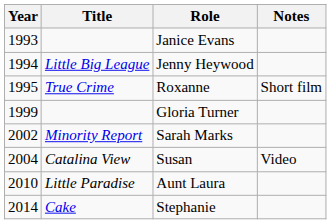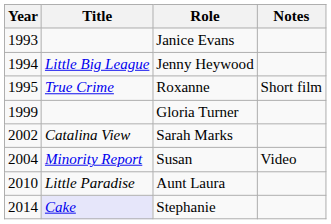(94, 135) Minority Report -> (88, 135) Catalina View
(88, 159) Catalina View -> (94, 159) Minority Report
(60, 207) no background -> (60, 207) lavender background
